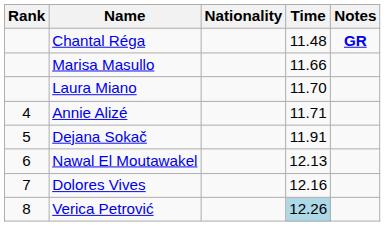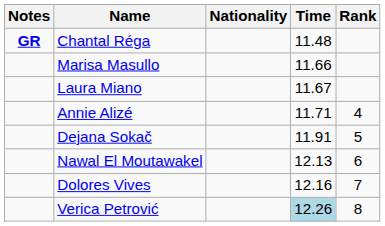columns swapped: (27, 16) <-> (355, 16)
(308, 88) 11.70 -> (313, 88) 11.67
